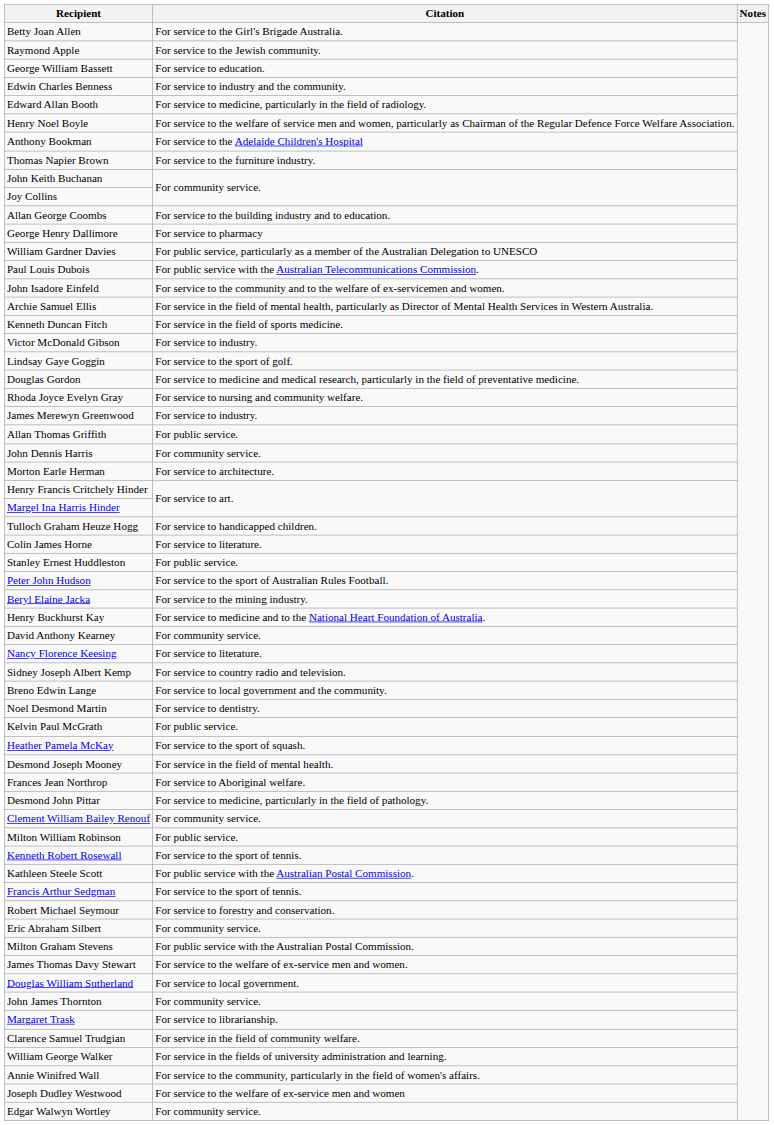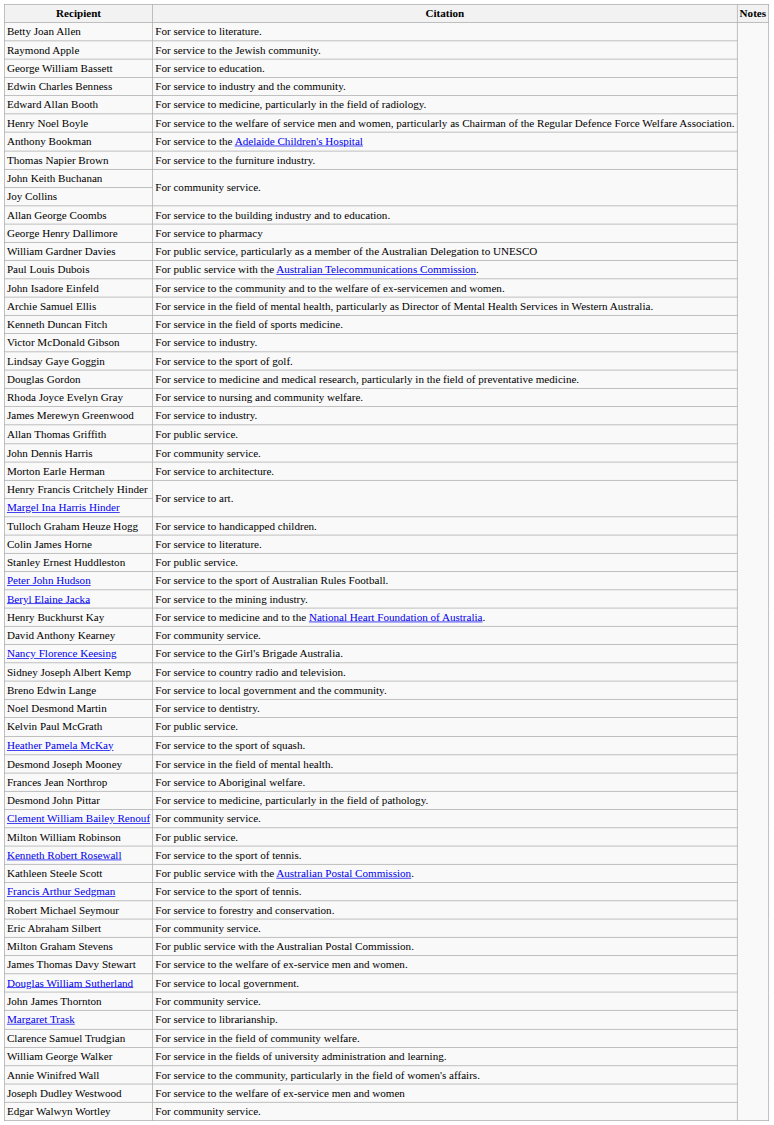(249, 32) For service to the Girl's Brigade Australia. -> (209, 32) For service to literature.
(209, 654) For service to literature. -> (249, 654) For service to the Girl's Brigade Australia.
